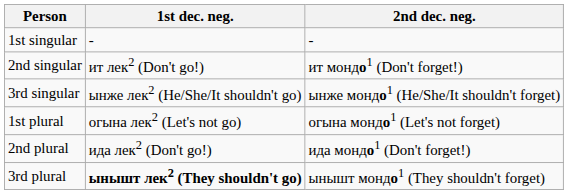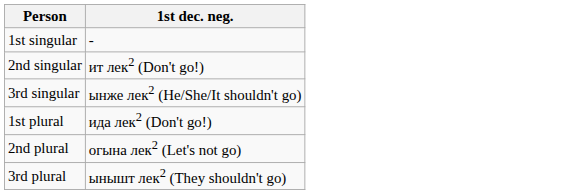- column: (434, 16)
(165, 120) огына лек2 (Let's not go) -> (150, 120) ида лек2 (Don't go!)
(150, 148) ида лек2 (Don't go!) -> (165, 148) огына лек2 (Let's not go)
(195, 176) bold -> (188, 176) normal
